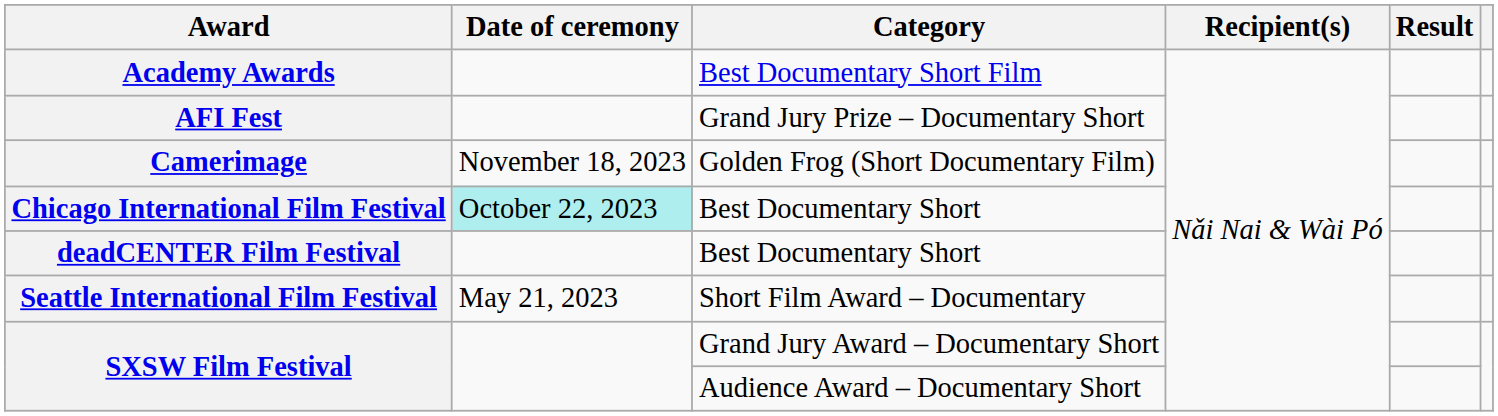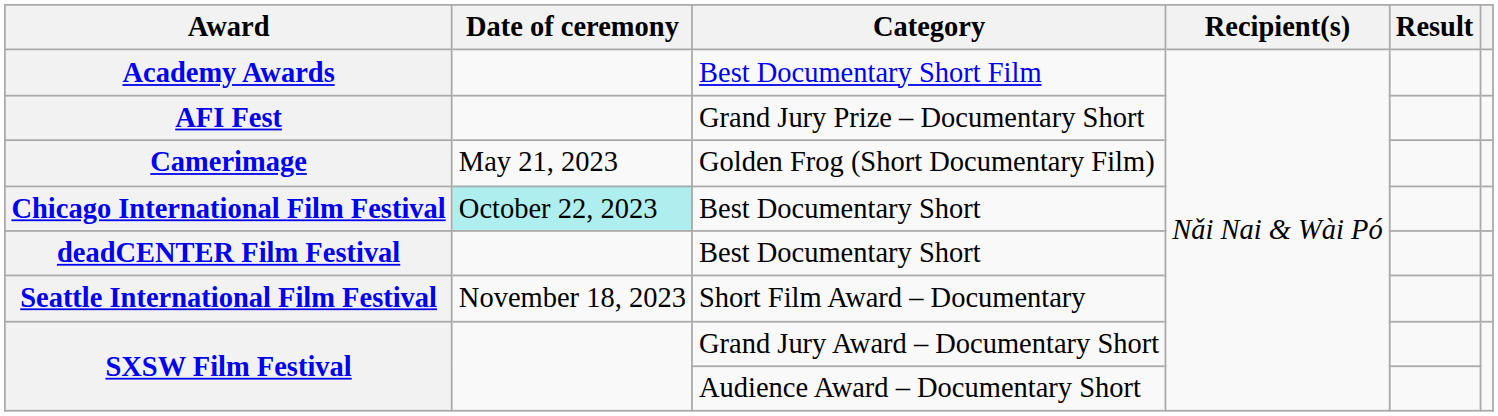(572, 162) November 18, 2023 -> (538, 162) May 21, 2023
(538, 298) May 21, 2023 -> (572, 298) November 18, 2023
